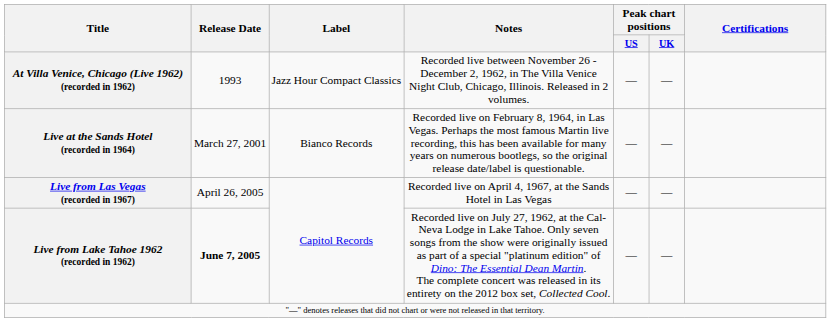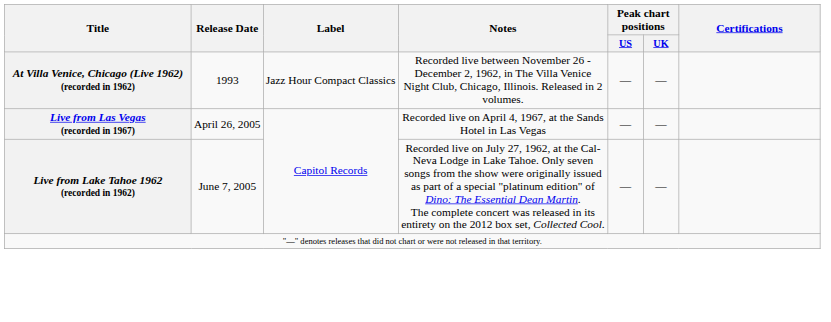- row: (98, 143)
(230, 255) bold -> (227, 186) normal
